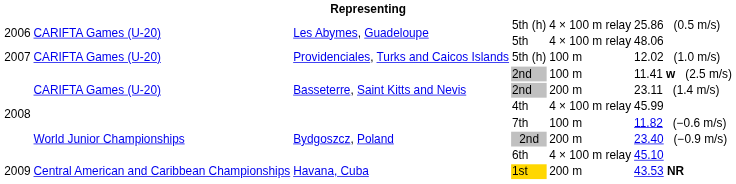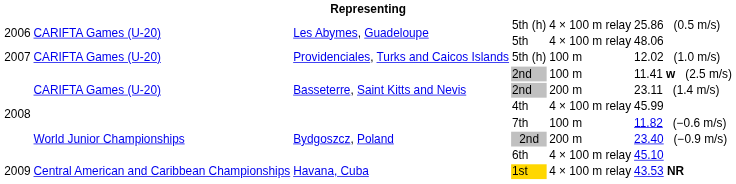(566, 171) 200 m -> (590, 171) 4 × 100 m relay
